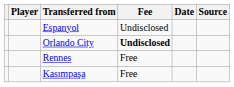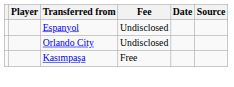(145, 43) bold -> (144, 43) normal
- row: (57, 58)
